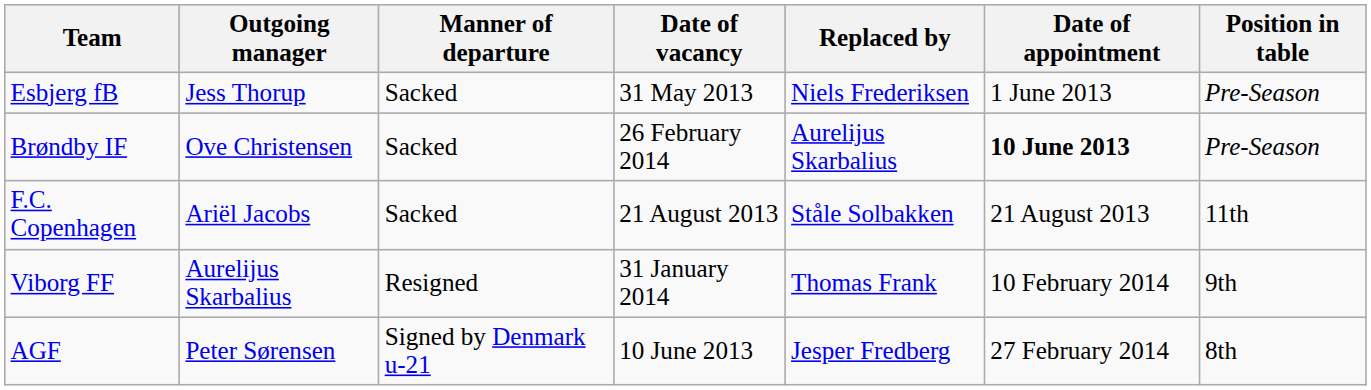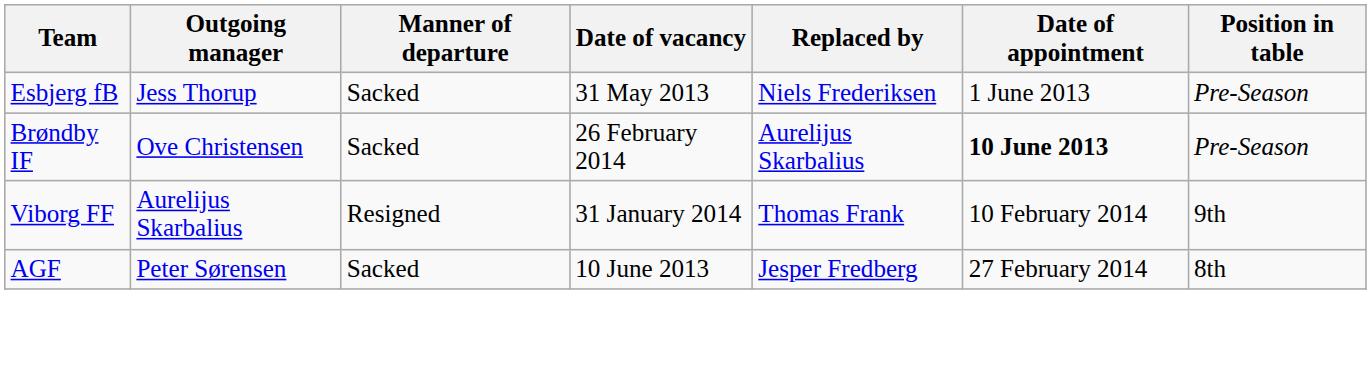- row: (73, 214)
(485, 350) Signed by Denmark u-21 -> (383, 268) Sacked
